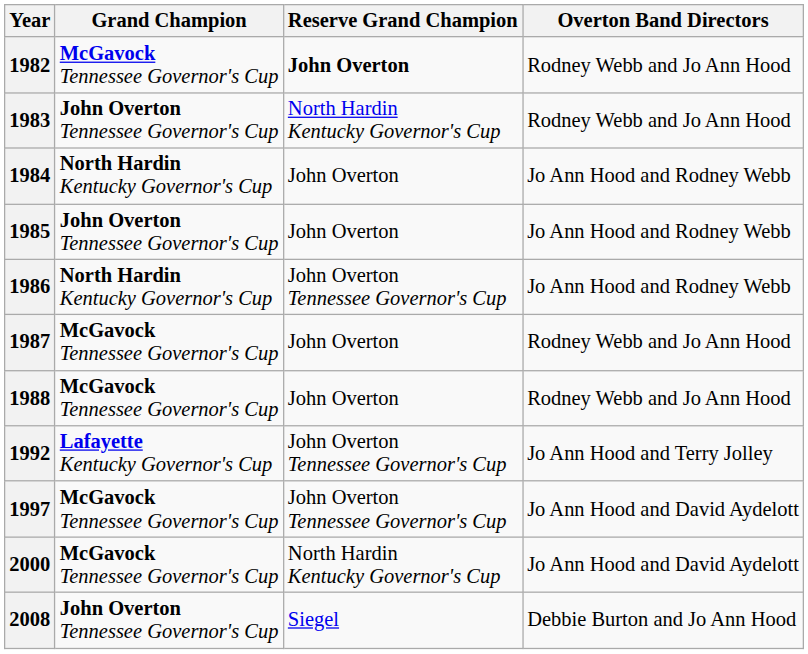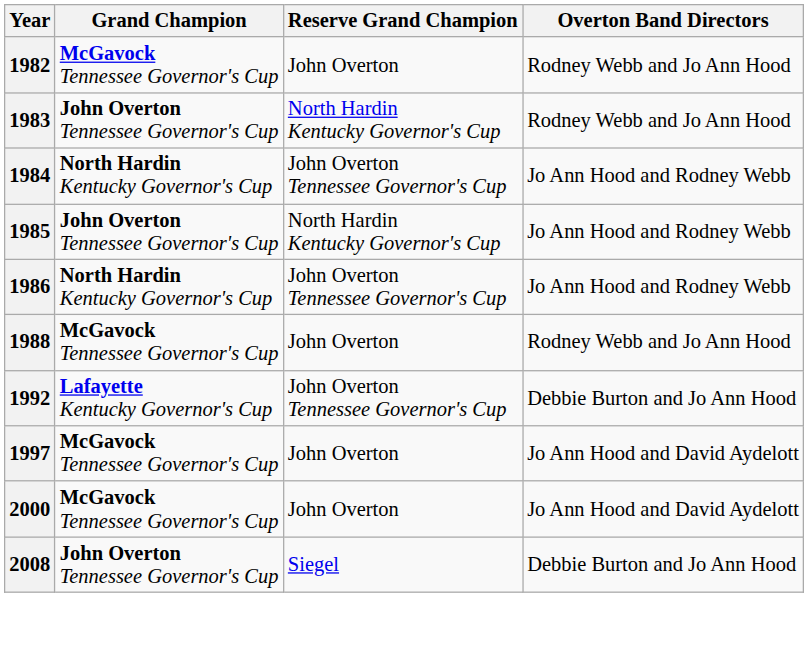(348, 64) bold -> (343, 64) normal
(343, 175) John Overton -> (397, 175) John Overton Tennessee Governor's Cup
(343, 231) John Overton -> (394, 231) North Hardin Kentucky Governor's Cup
- row: (30, 342)
(650, 453) Jo Ann Hood and Terry Jolley -> (662, 397) Debbie Burton and Jo Ann Hood
(397, 508) John Overton Tennessee Governor's Cup -> (343, 453) John Overton
(394, 564) North Hardin Kentucky Governor's Cup -> (343, 508) John Overton
